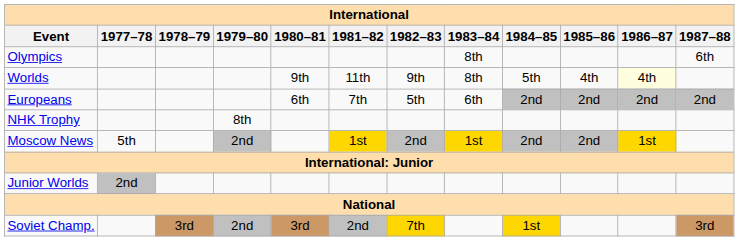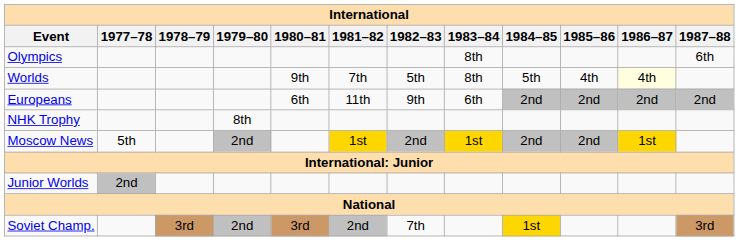(358, 78) 11th -> (358, 78) 7th
(416, 78) 9th -> (416, 78) 5th
(358, 99) 7th -> (358, 99) 11th
(416, 99) 5th -> (416, 99) 9th
(416, 225) gold background -> (416, 225) no background
